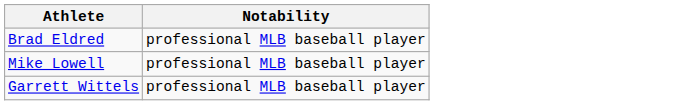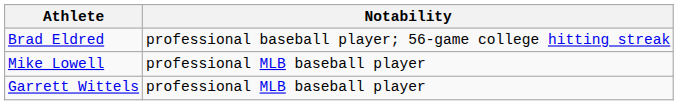(286, 40) professional MLB baseball player -> (408, 40) professional baseball player; 56-game college hitting streak
